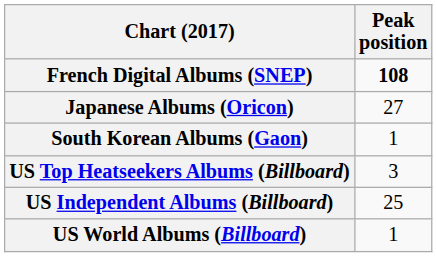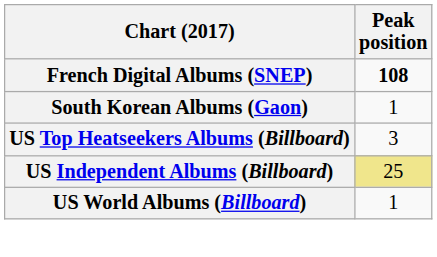- row: (180, 107)
(393, 203) no background -> (393, 171) khaki background
